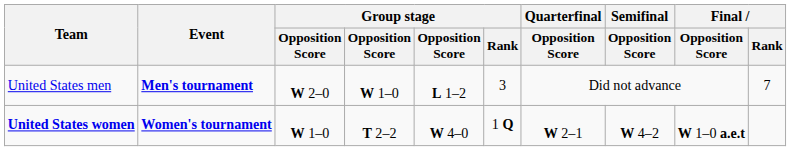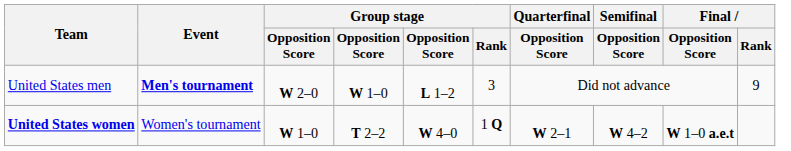(767, 85) 7 -> (756, 85) 9
(207, 125) bold -> (201, 125) normal
